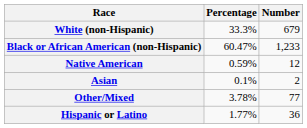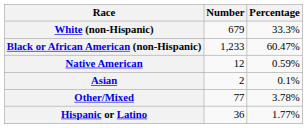columns swapped: (281, 13) <-> (231, 13)
